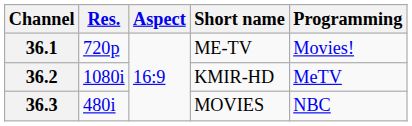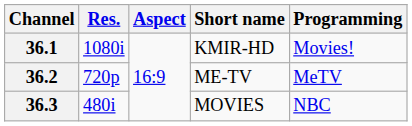(101, 47) 720p -> (104, 47) 1080i
(223, 47) ME-TV -> (234, 47) KMIR-HD
(104, 76) 1080i -> (101, 76) 720p
(234, 76) KMIR-HD -> (223, 76) ME-TV
